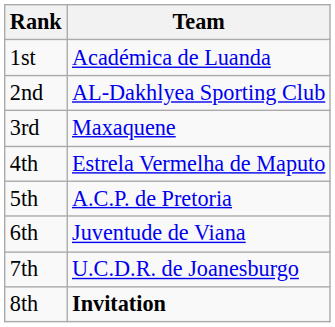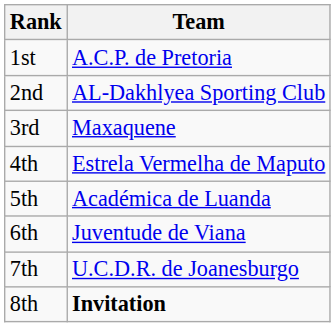(171, 57) Académica de Luanda -> (152, 57) A.C.P. de Pretoria
(152, 198) A.C.P. de Pretoria -> (171, 198) Académica de Luanda
